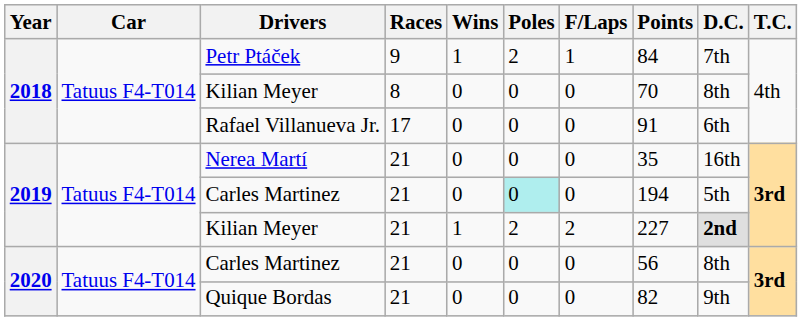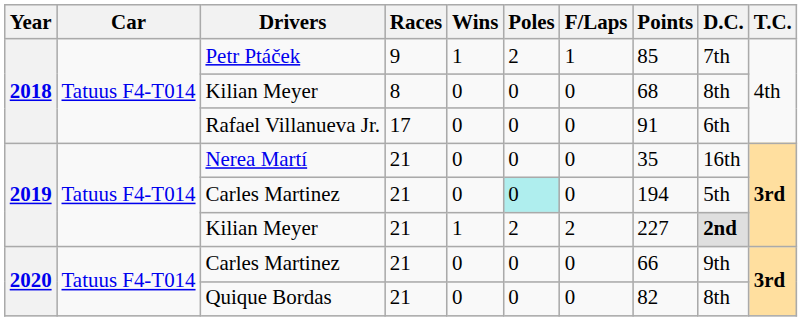(648, 55) 84 -> (648, 55) 85
(648, 90) 70 -> (648, 90) 68
(648, 263) 56 -> (648, 263) 66
(717, 263) 8th -> (717, 263) 9th
(717, 297) 9th -> (717, 297) 8th
